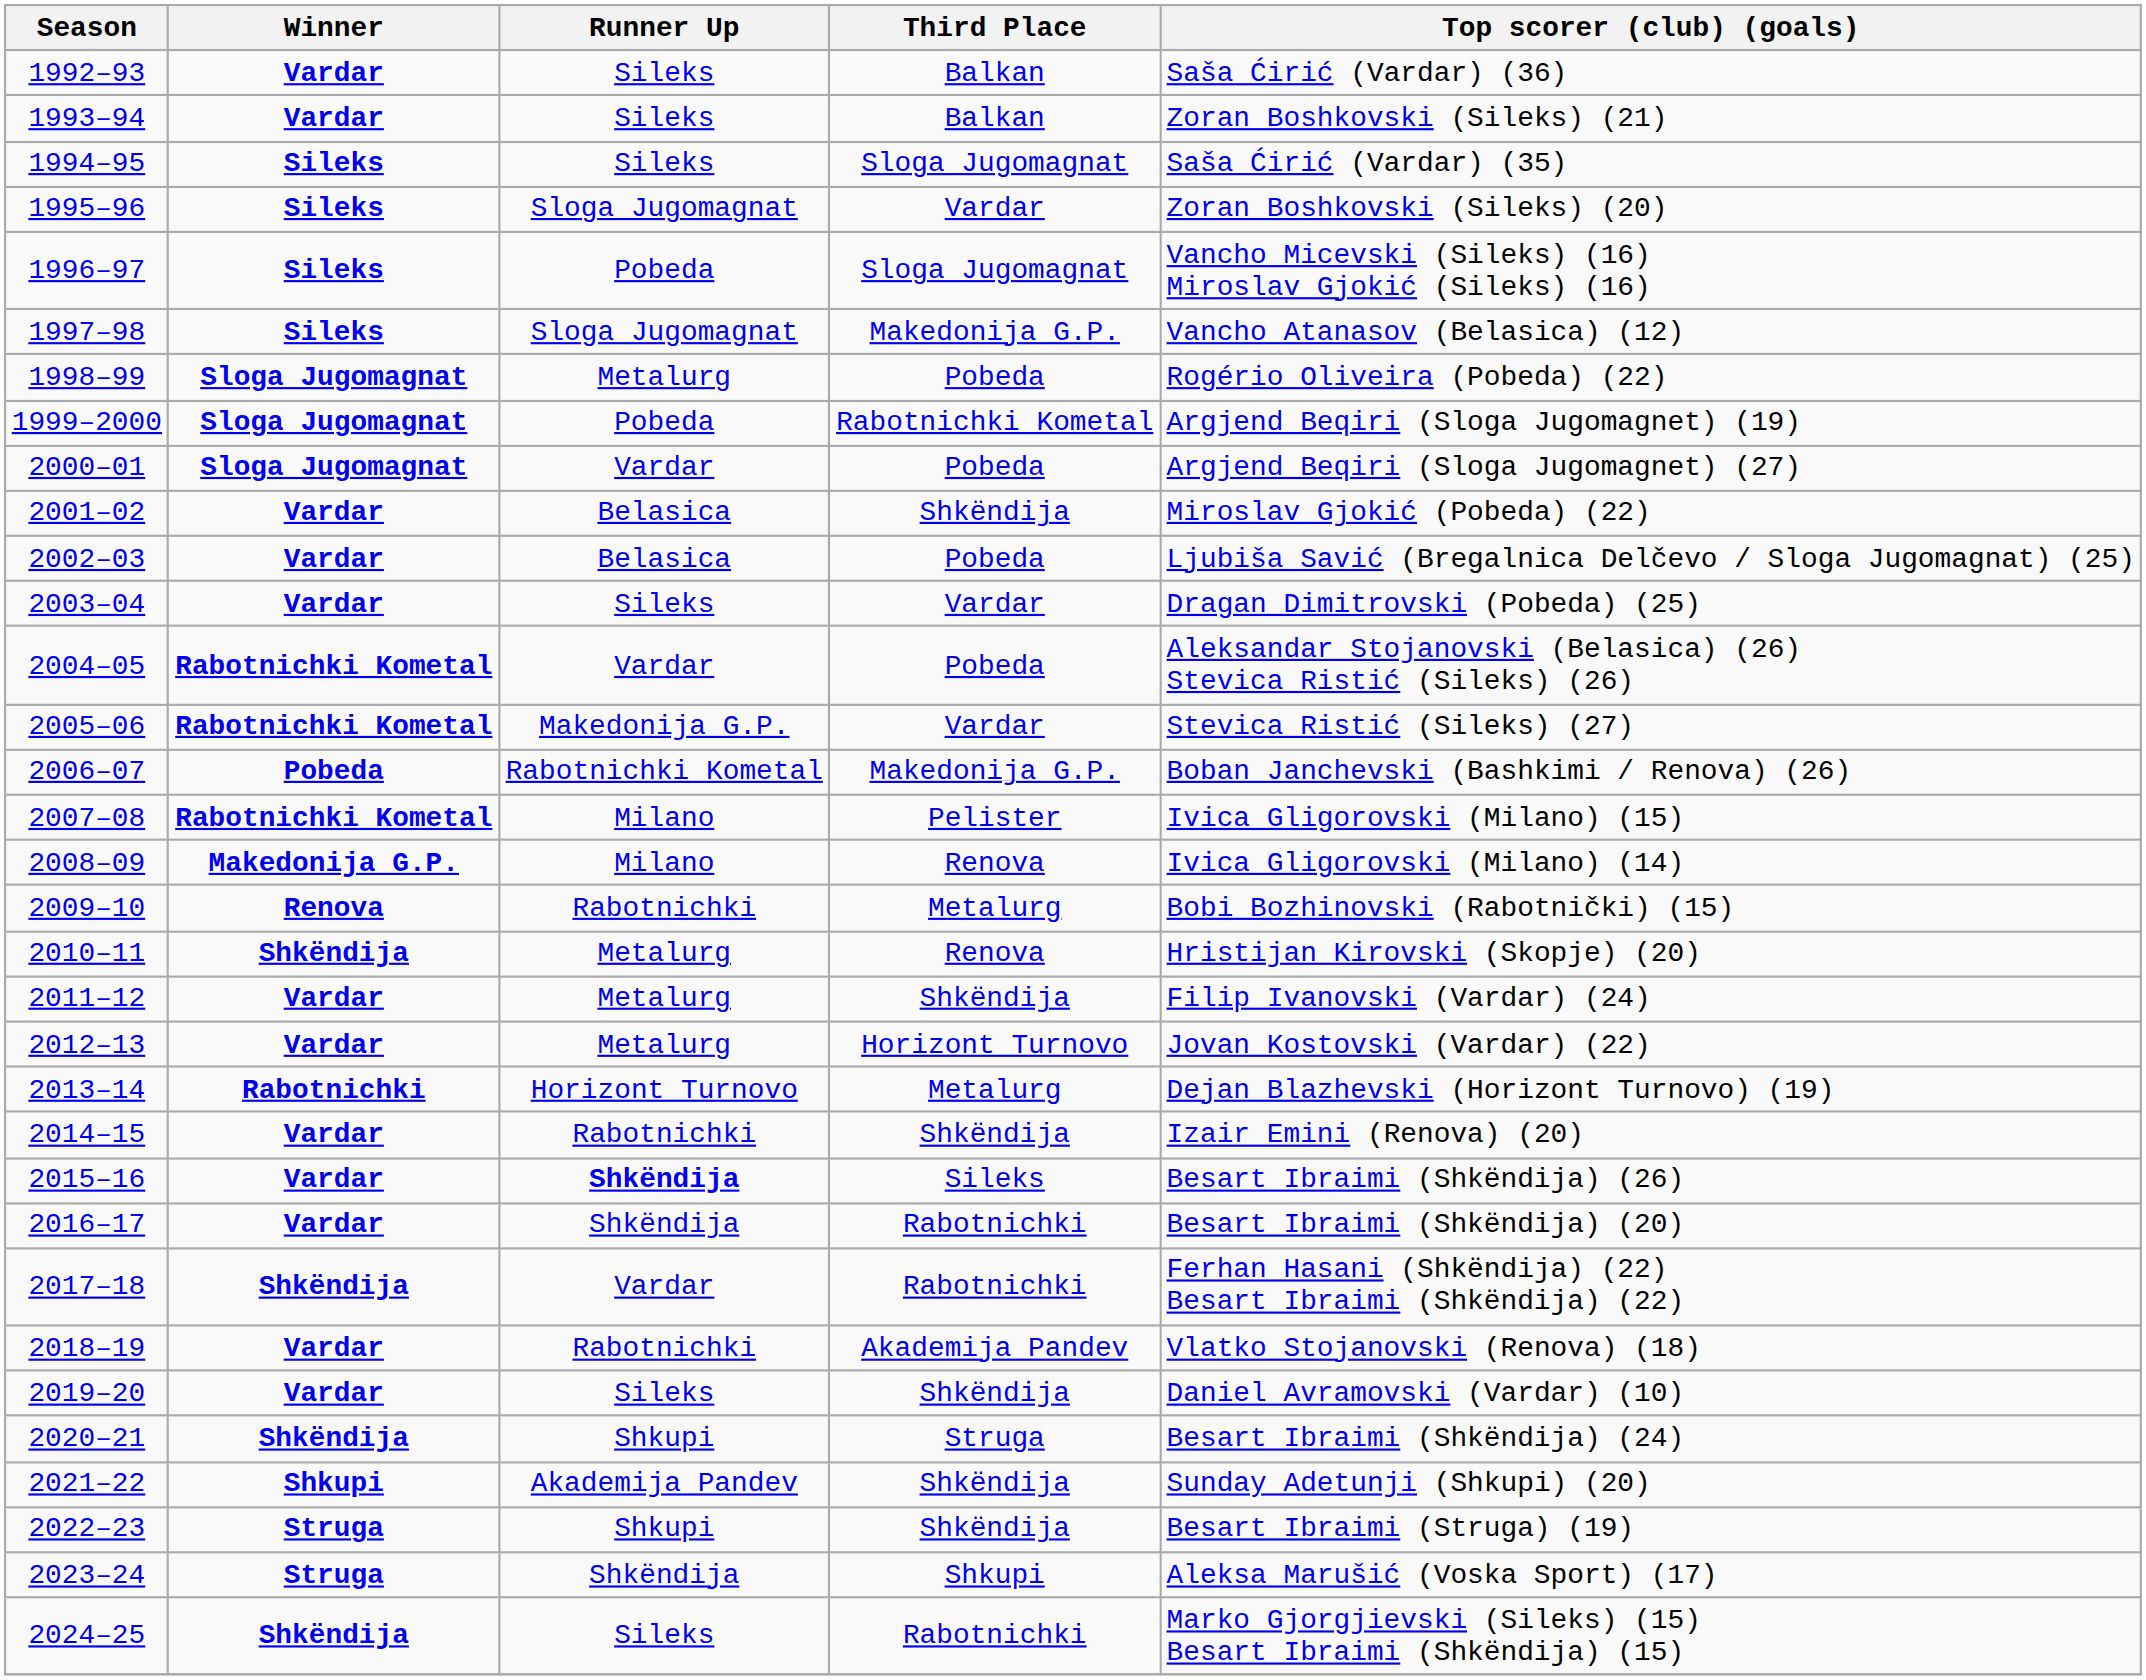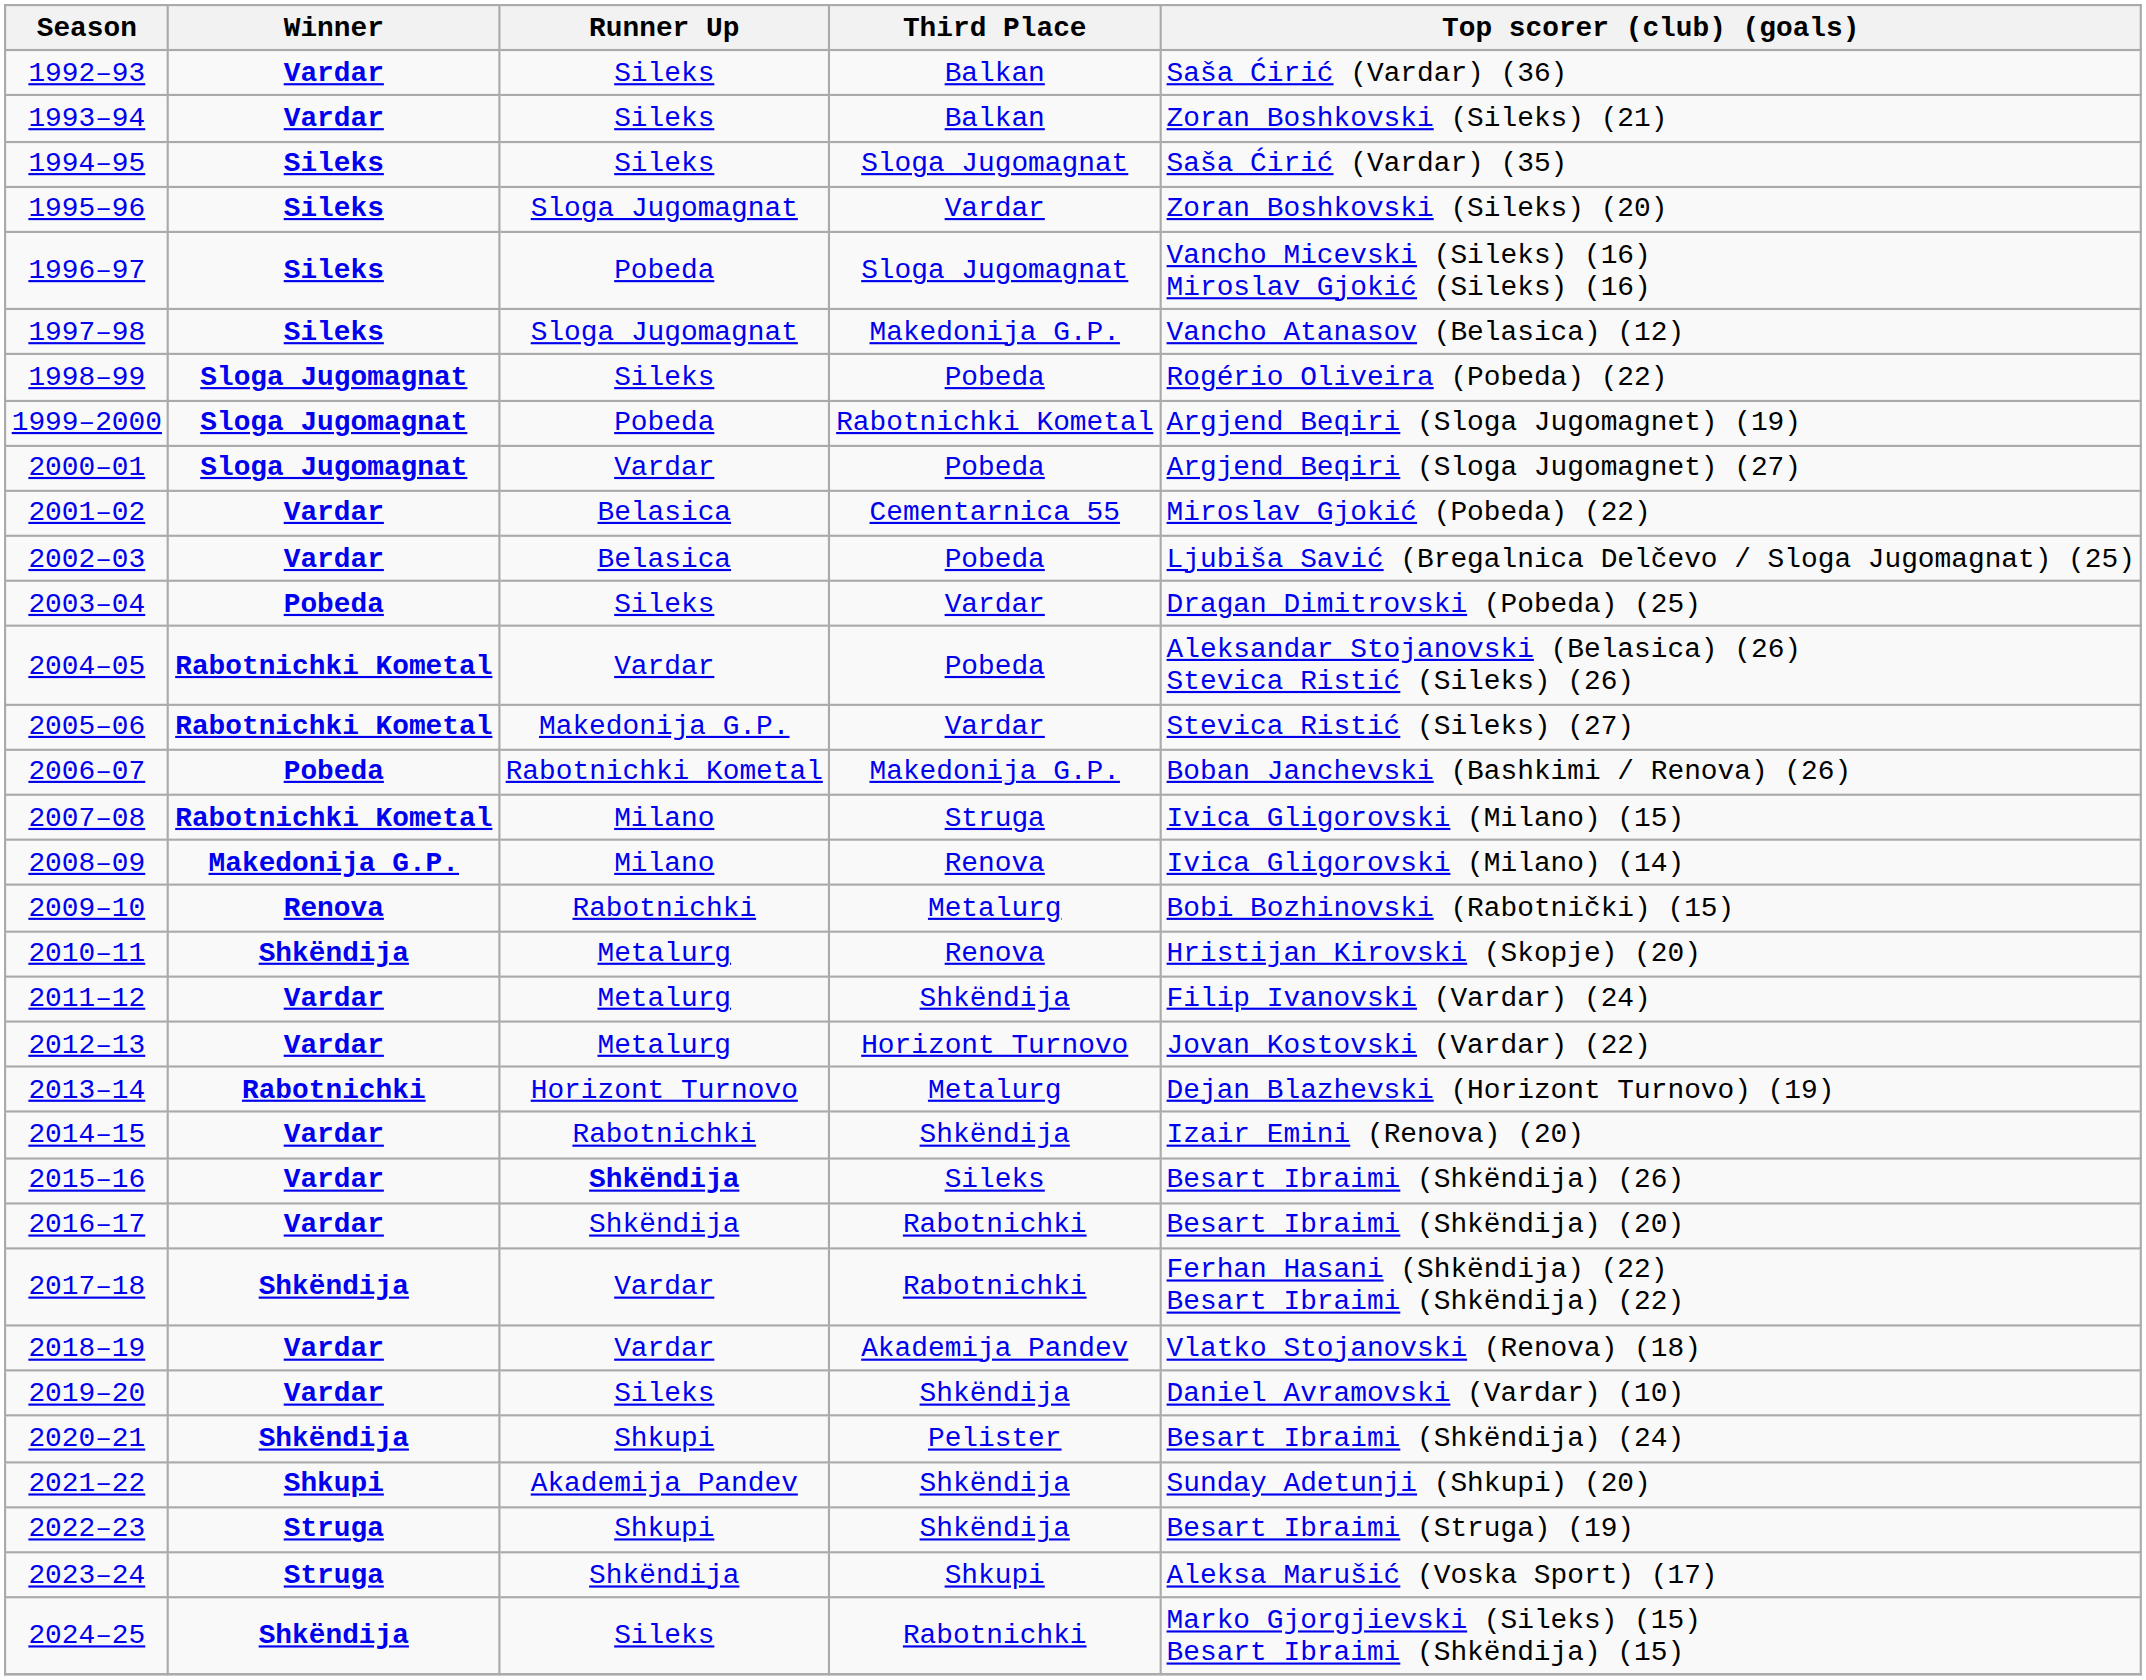(664, 377) Metalurg -> (664, 377) Sileks
(995, 513) Shkëndija -> (995, 513) Cementarnica 55
(334, 604) Vardar -> (334, 604) Pobeda
(995, 817) Pelister -> (995, 817) Struga
(664, 1348) Rabotnichki -> (664, 1348) Vardar
(995, 1439) Struga -> (995, 1439) Pelister
